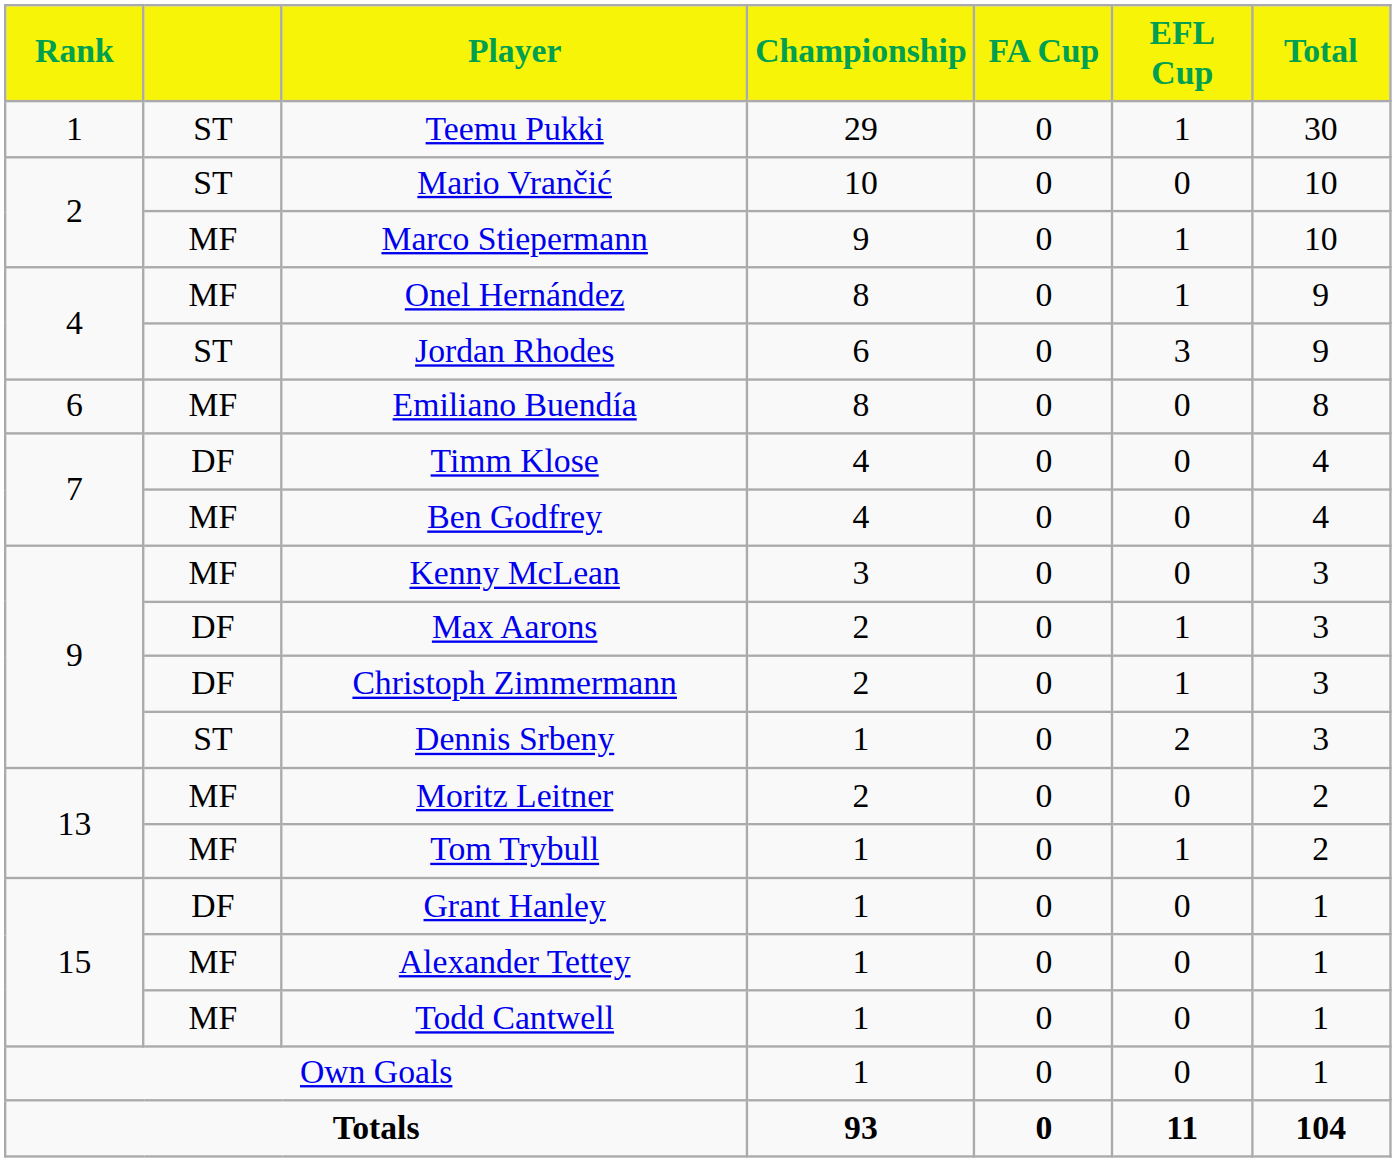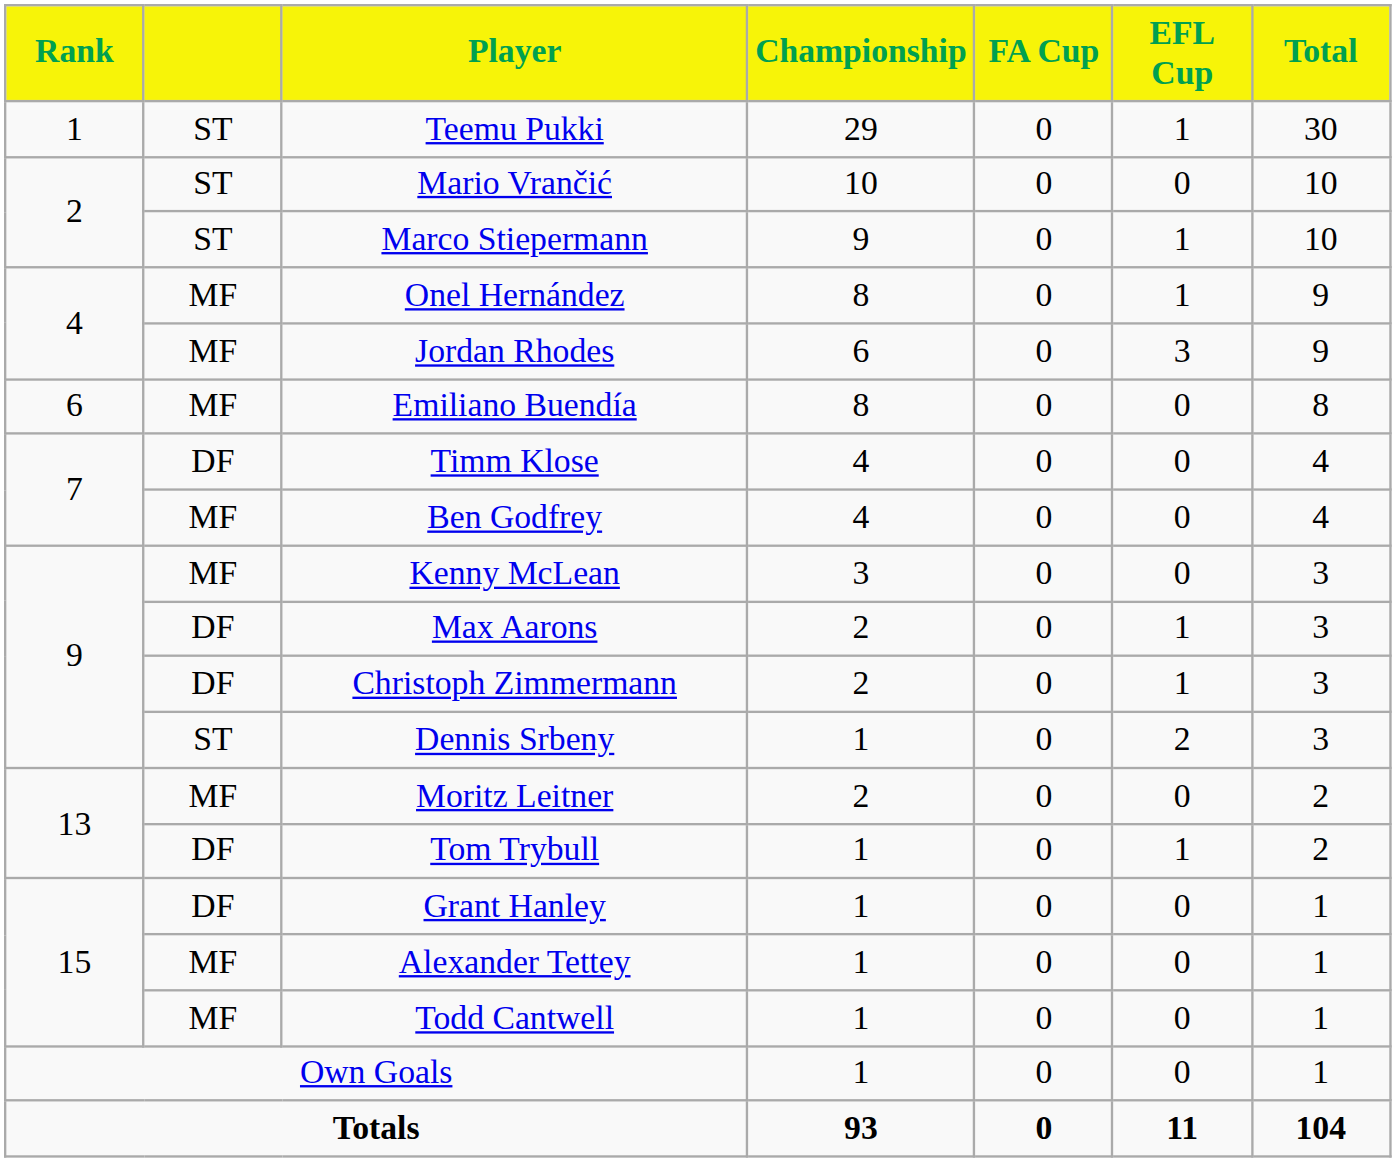(213, 239) MF -> (213, 239) ST
(213, 350) ST -> (213, 350) MF
(213, 850) MF -> (213, 850) DF
